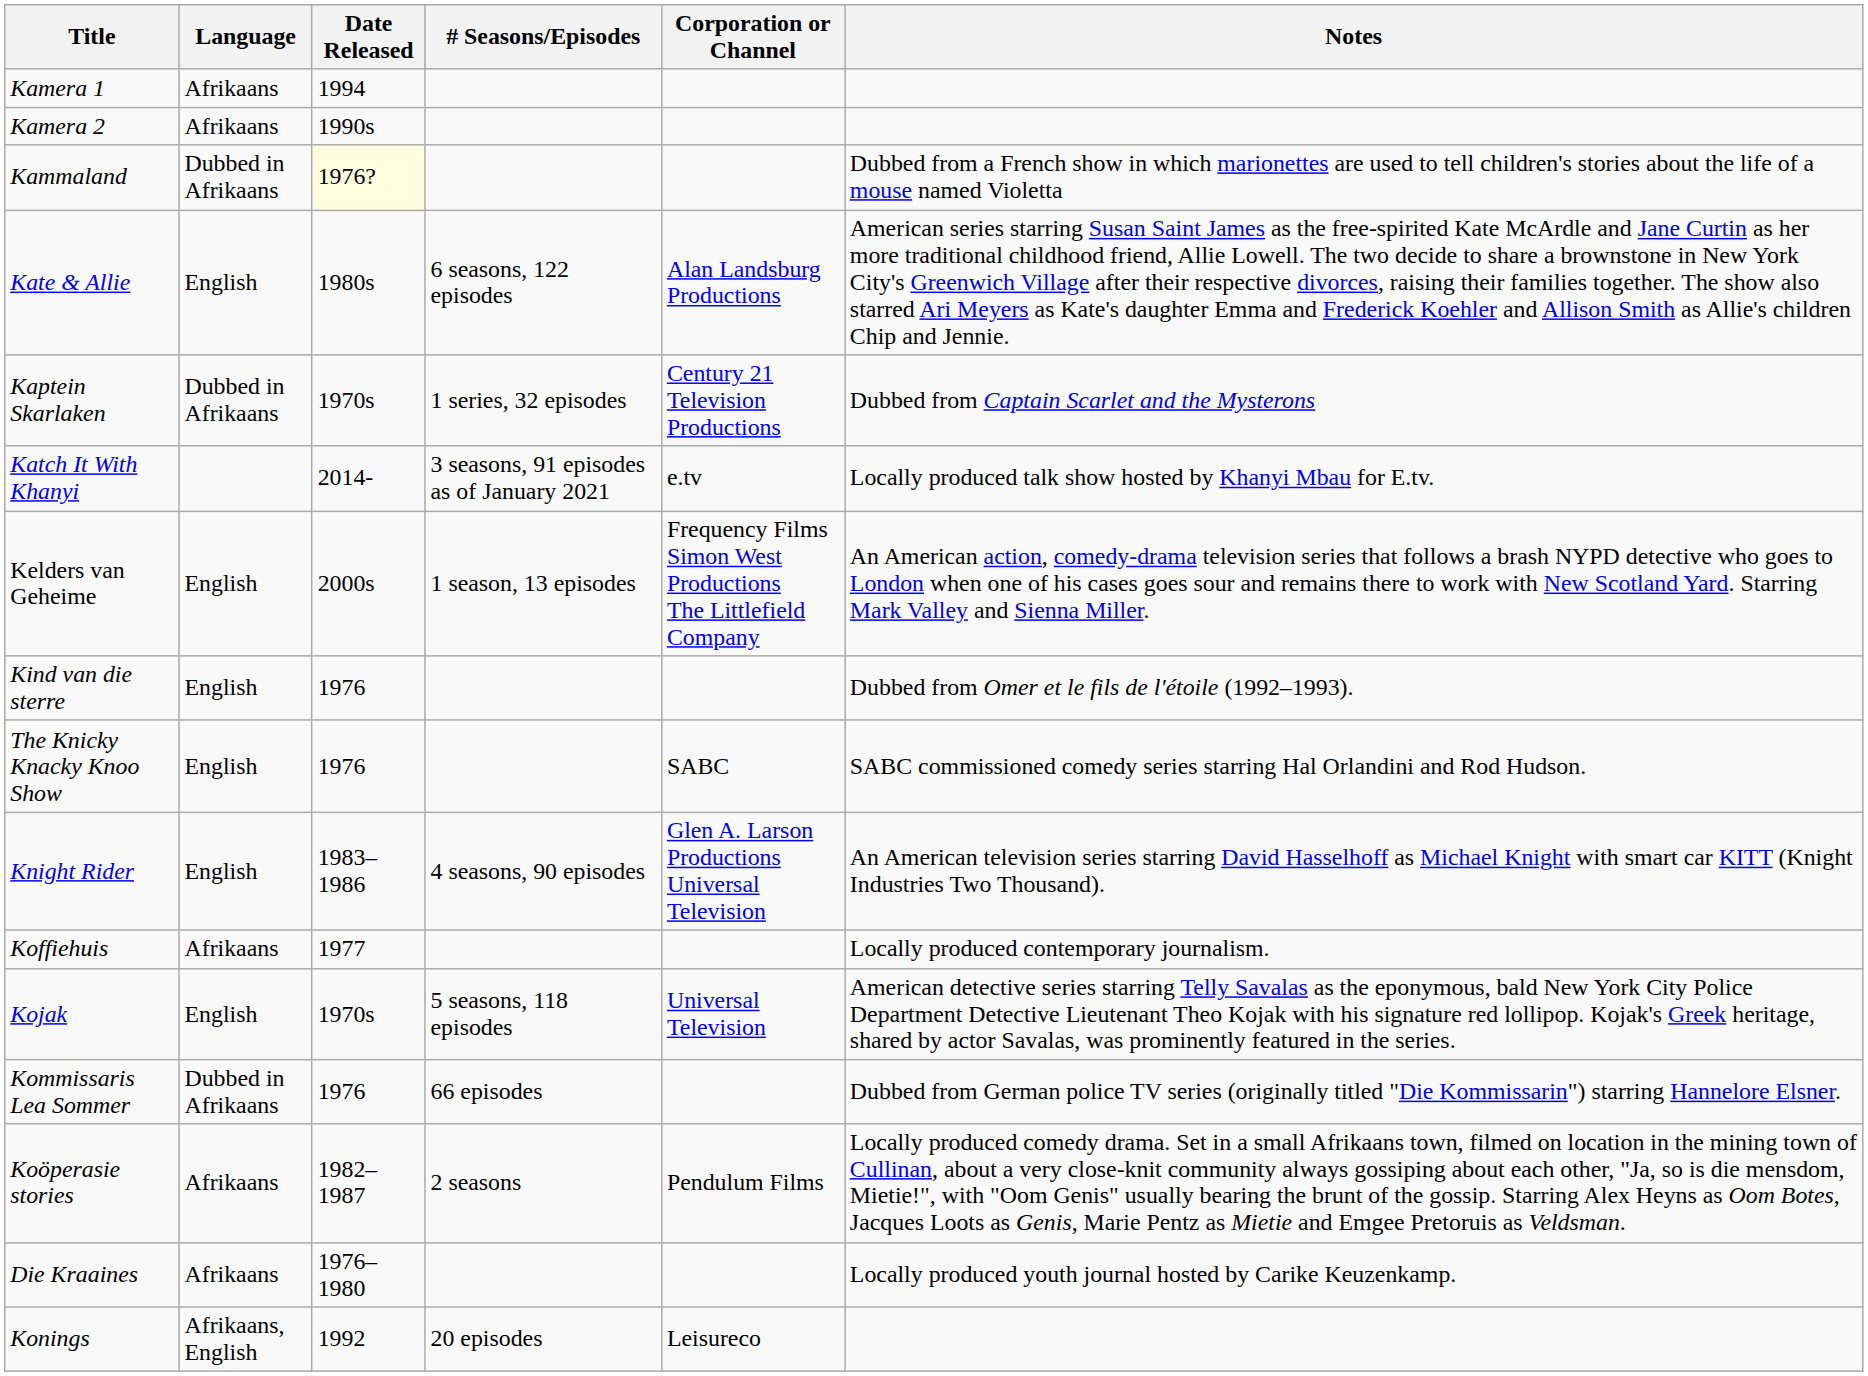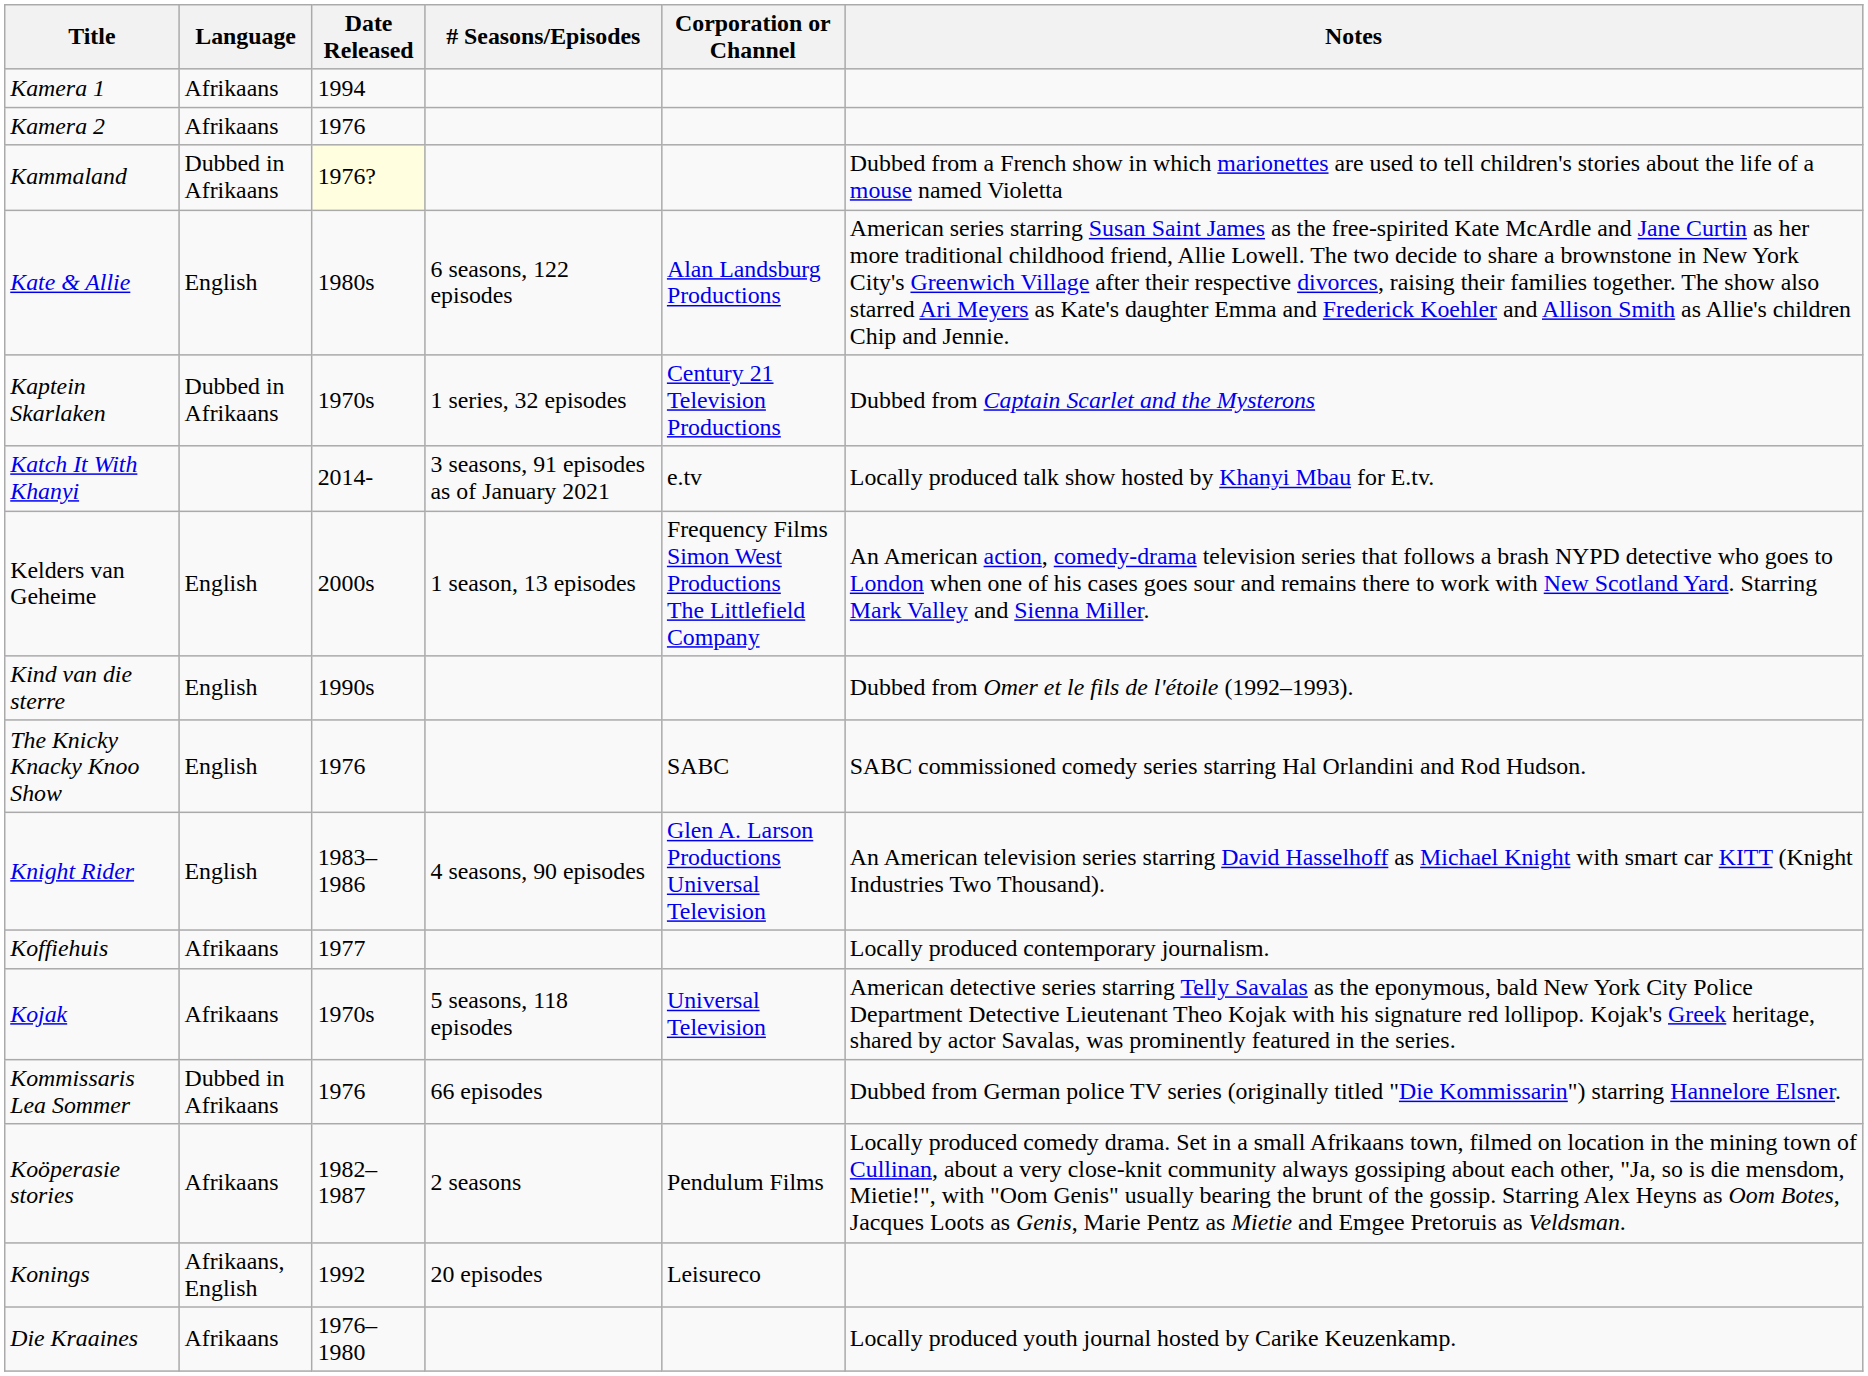(346, 125) 1990s -> (342, 125) 1976
(342, 687) 1976 -> (346, 687) 1990s
(221, 1013) English -> (231, 1013) Afrikaans
rows swapped: (74, 1274) <-> (50, 1339)
